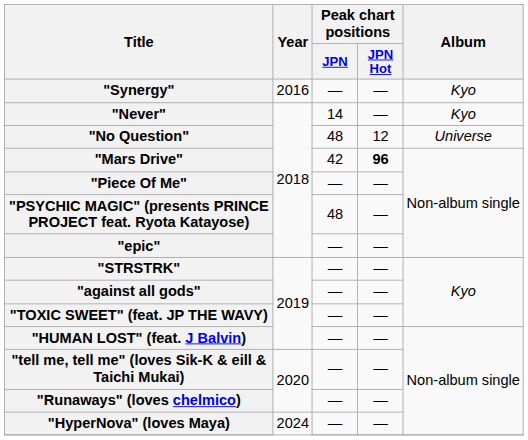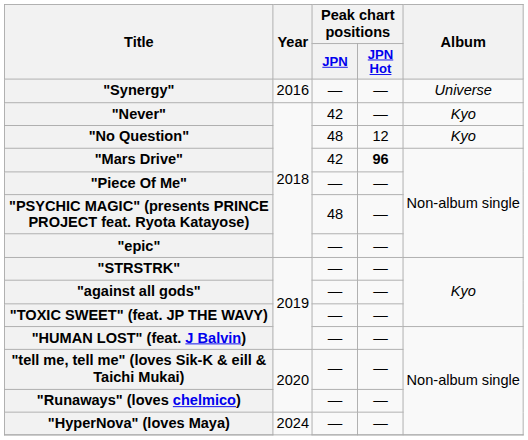(463, 90) Kyo -> (463, 90) Universe
(335, 113) 14 -> (335, 113) 42
(463, 136) Universe -> (463, 136) Kyo
